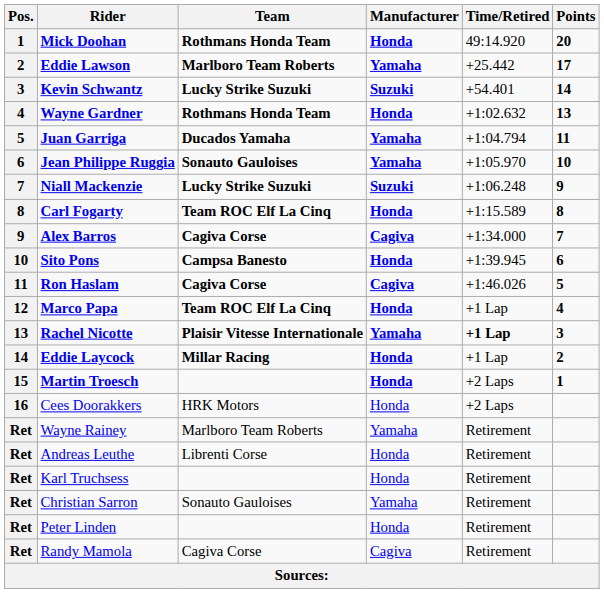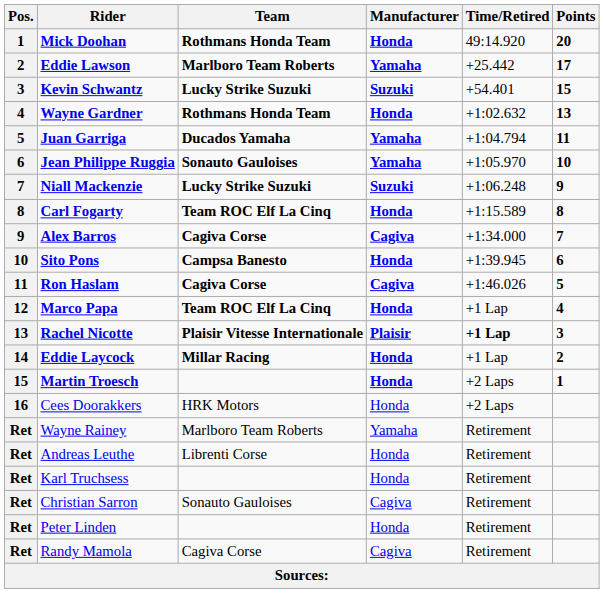(564, 89) 14 -> (564, 89) 15
(396, 332) Yamaha -> (390, 332) Plaisir
(394, 503) Yamaha -> (391, 503) Cagiva
